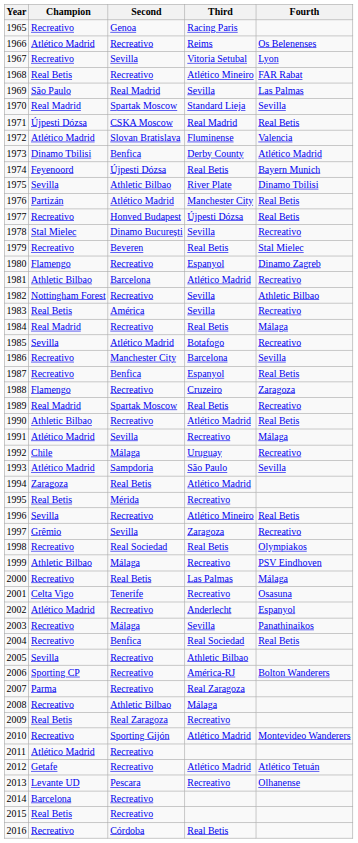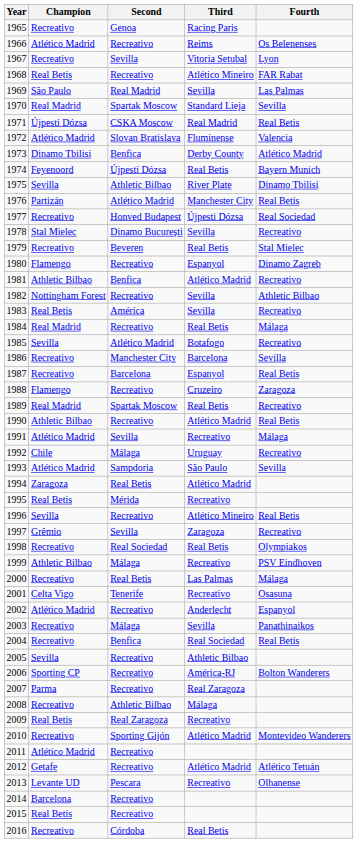(279, 216) Real Betis -> (287, 216) Real Sociedad
(130, 279) Barcelona -> (126, 279) Benfica
(126, 374) Benfica -> (130, 374) Barcelona
